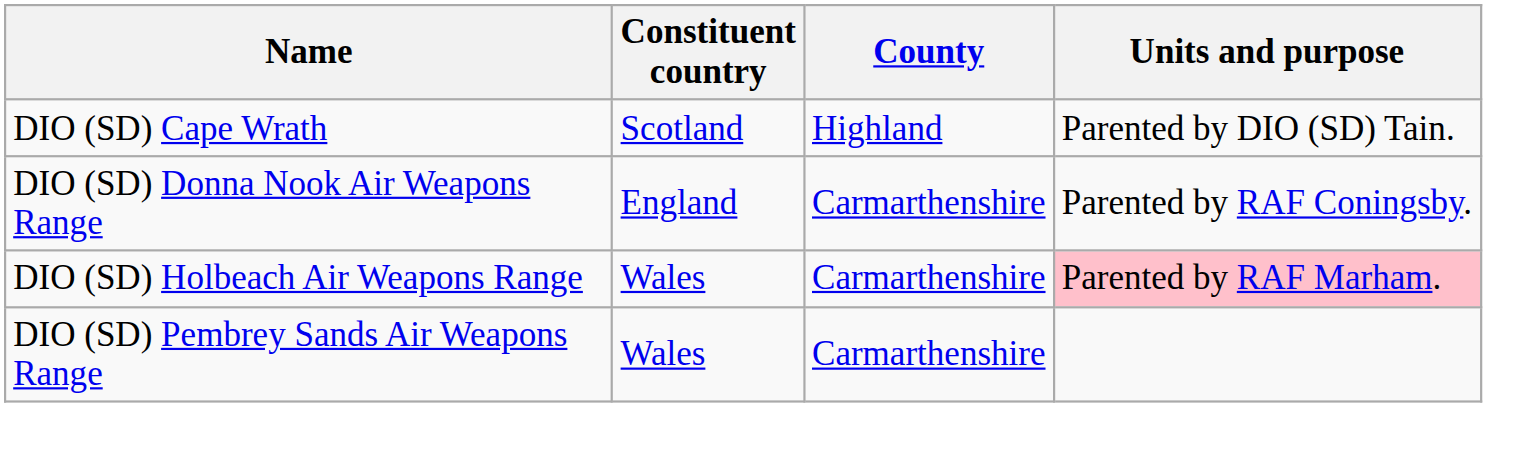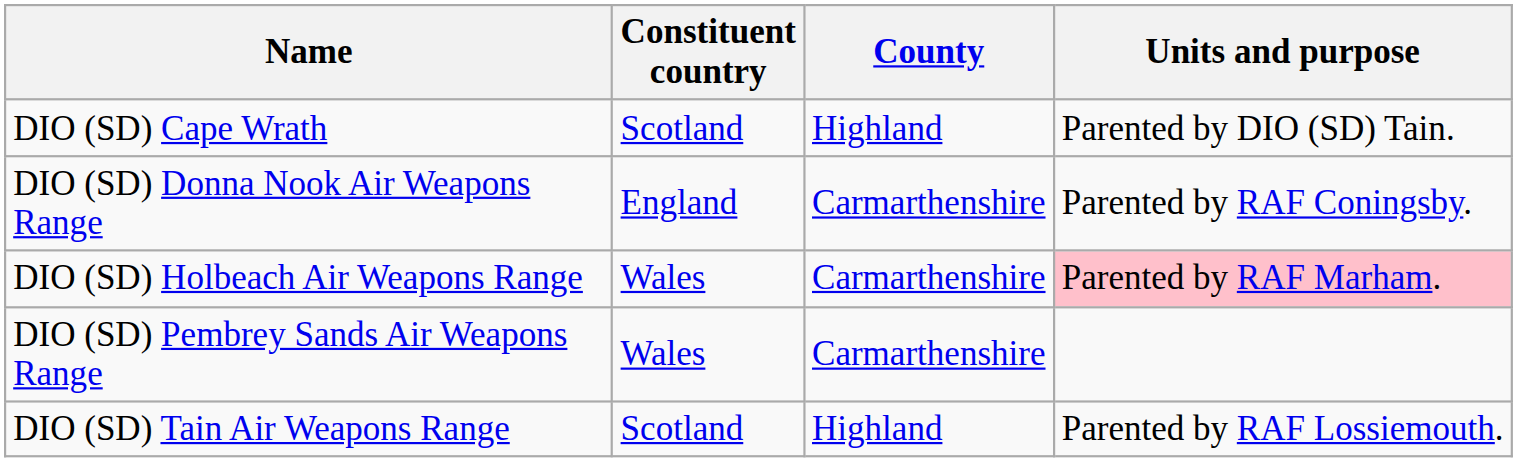+ row: (261, 428)
